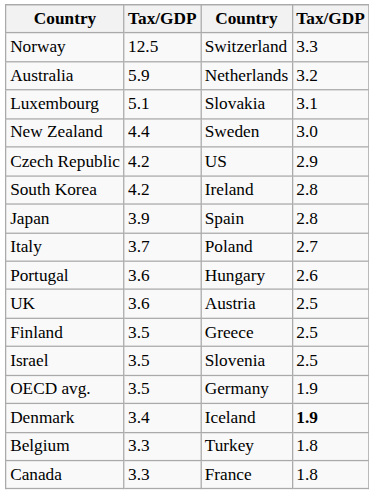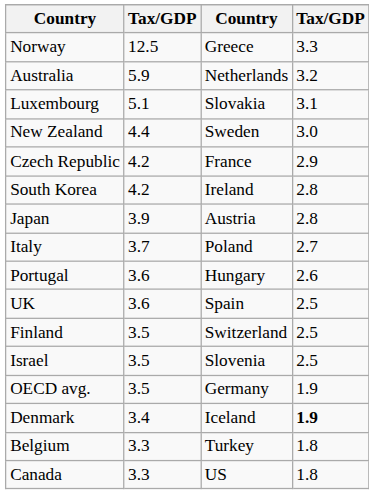(246, 47) Switzerland -> (229, 47) Greece
(216, 161) US -> (228, 161) France
(224, 218) Spain -> (230, 218) Austria
(230, 303) Austria -> (224, 303) Spain
(229, 332) Greece -> (246, 332) Switzerland
(228, 474) France -> (216, 474) US
